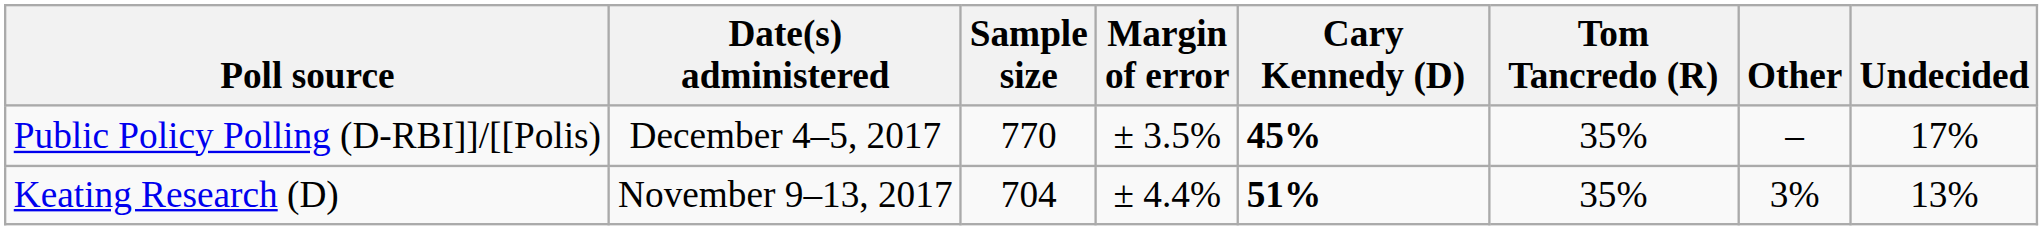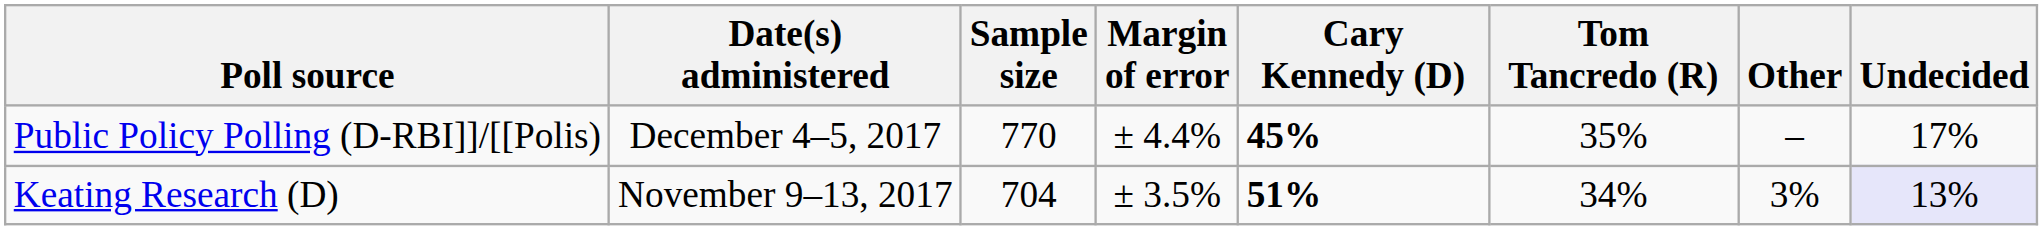(1167, 135) ± 3.5% -> (1167, 135) ± 4.4%
(1167, 194) ± 4.4% -> (1167, 194) ± 3.5%
(1613, 194) 35% -> (1613, 194) 34%
(1944, 194) no background -> (1944, 194) lavender background
